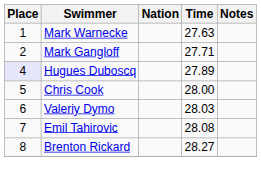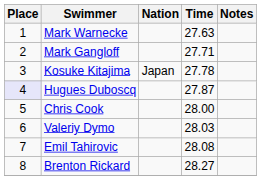+ row: (87, 71)
(200, 71) 27.89 -> (200, 90) 27.87
